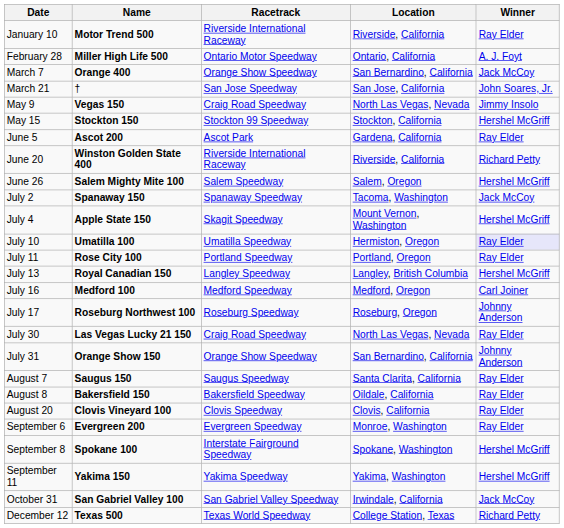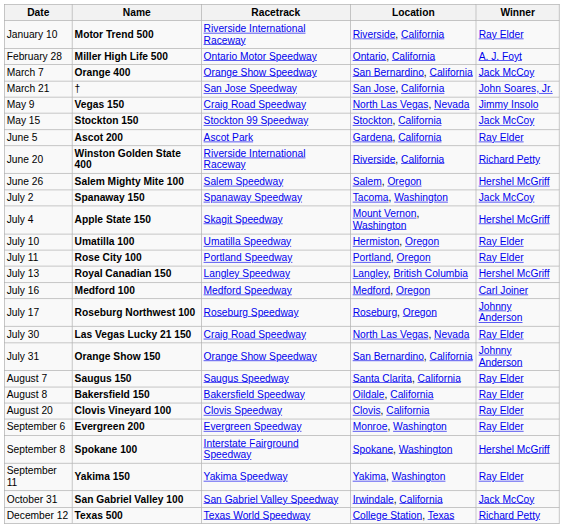(514, 121) Hershel McGriff -> (507, 121) Jack McCoy
(501, 242) lavender background -> (501, 242) no background
(514, 477) Hershel McGriff -> (501, 477) Ray Elder
